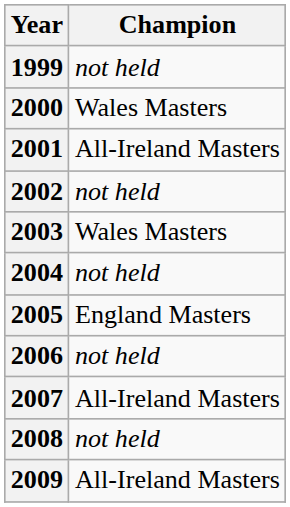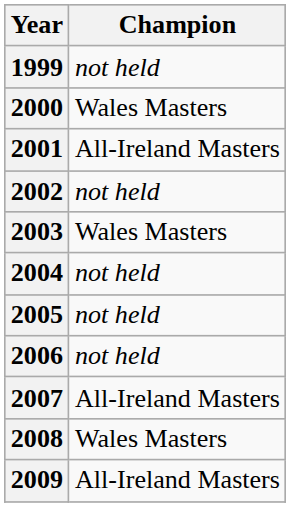(163, 314) England Masters -> (117, 314) not held
(117, 438) not held -> (151, 438) Wales Masters
